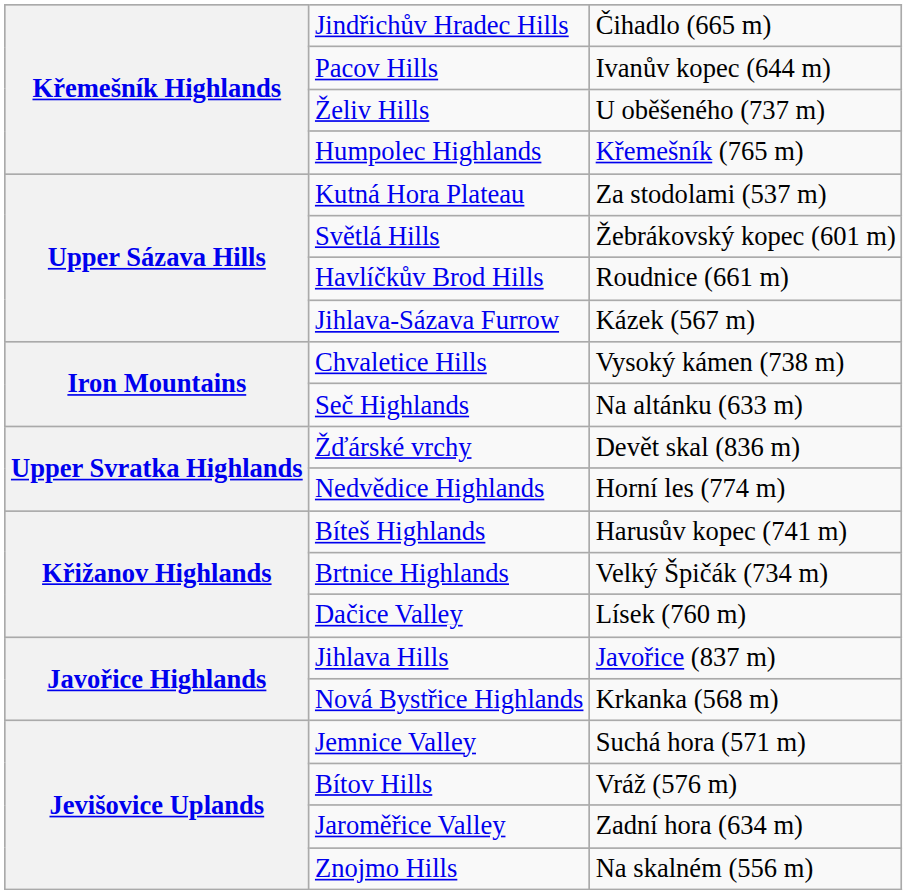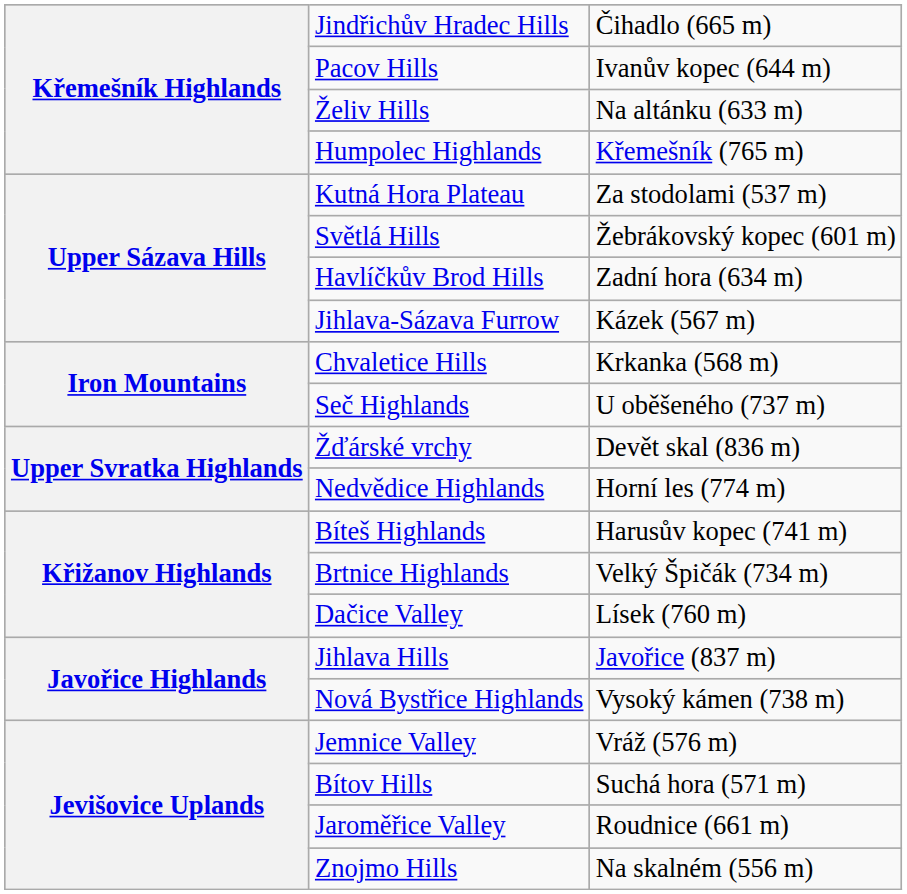(710, 109) U oběšeného (737 m) -> (699, 109) Na altánku (633 m)
(692, 278) Roudnice (661 m) -> (699, 278) Zadní hora (634 m)
(720, 362) Vysoký kámen (738 m) -> (687, 362) Krkanka (568 m)
(699, 404) Na altánku (633 m) -> (710, 404) U oběšeného (737 m)
(687, 699) Krkanka (568 m) -> (720, 699) Vysoký kámen (738 m)
(701, 741) Suchá hora (571 m) -> (666, 741) Vráž (576 m)
(666, 783) Vráž (576 m) -> (701, 783) Suchá hora (571 m)
(699, 825) Zadní hora (634 m) -> (692, 825) Roudnice (661 m)
